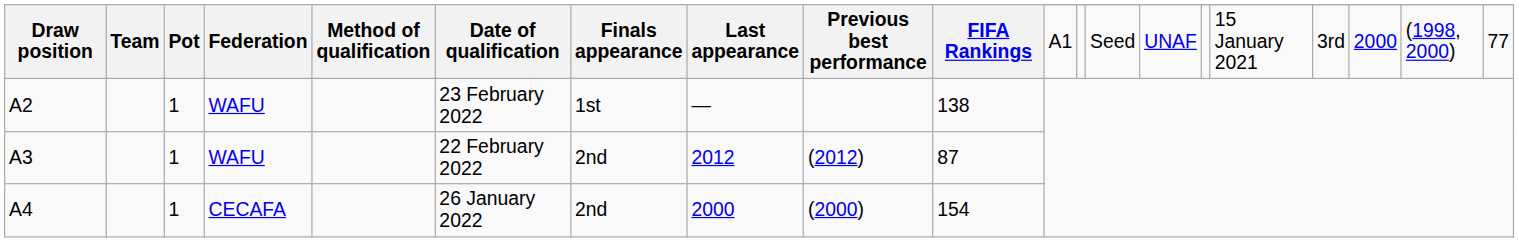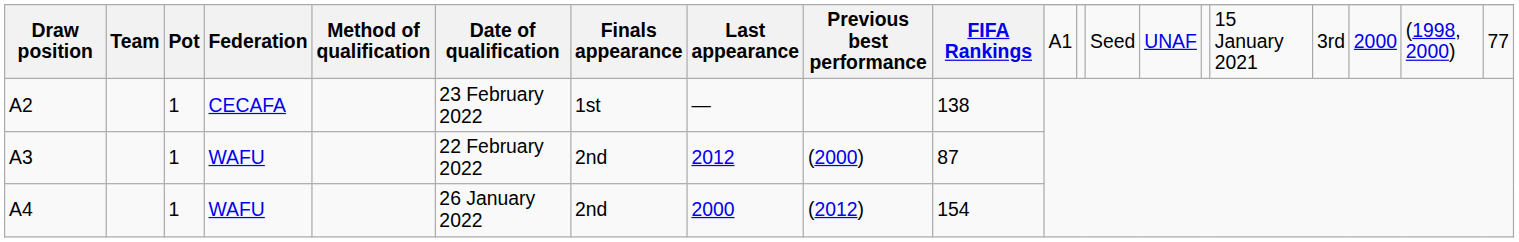(237, 105) WAFU -> (247, 105) CECAFA
(836, 157) (2012) -> (836, 157) (2000)
(247, 209) CECAFA -> (237, 209) WAFU
(836, 209) (2000) -> (836, 209) (2012)
